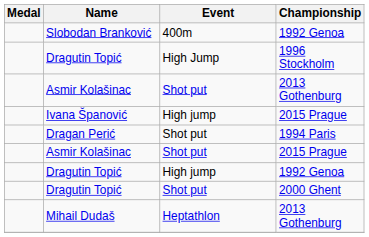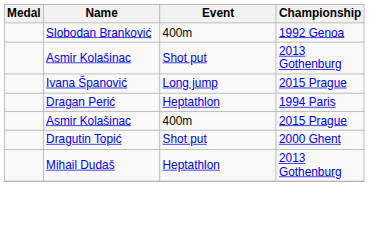- row: (84, 58)
(189, 115) High jump -> (190, 83) Long jump
(185, 134) Shot put -> (191, 102) Heptathlon
(185, 153) Shot put -> (177, 121) 400m
- row: (84, 171)
